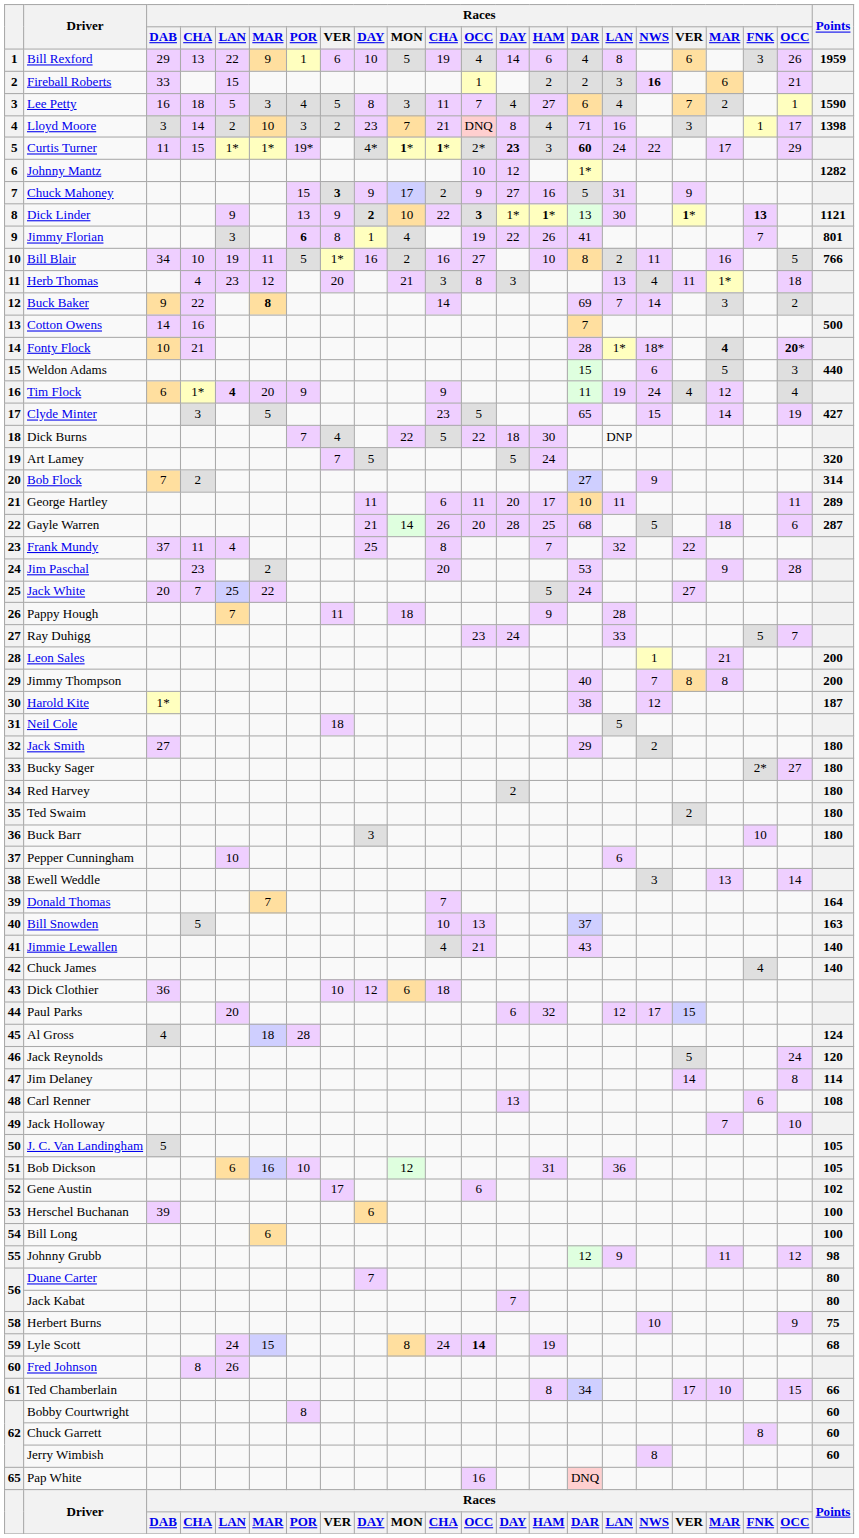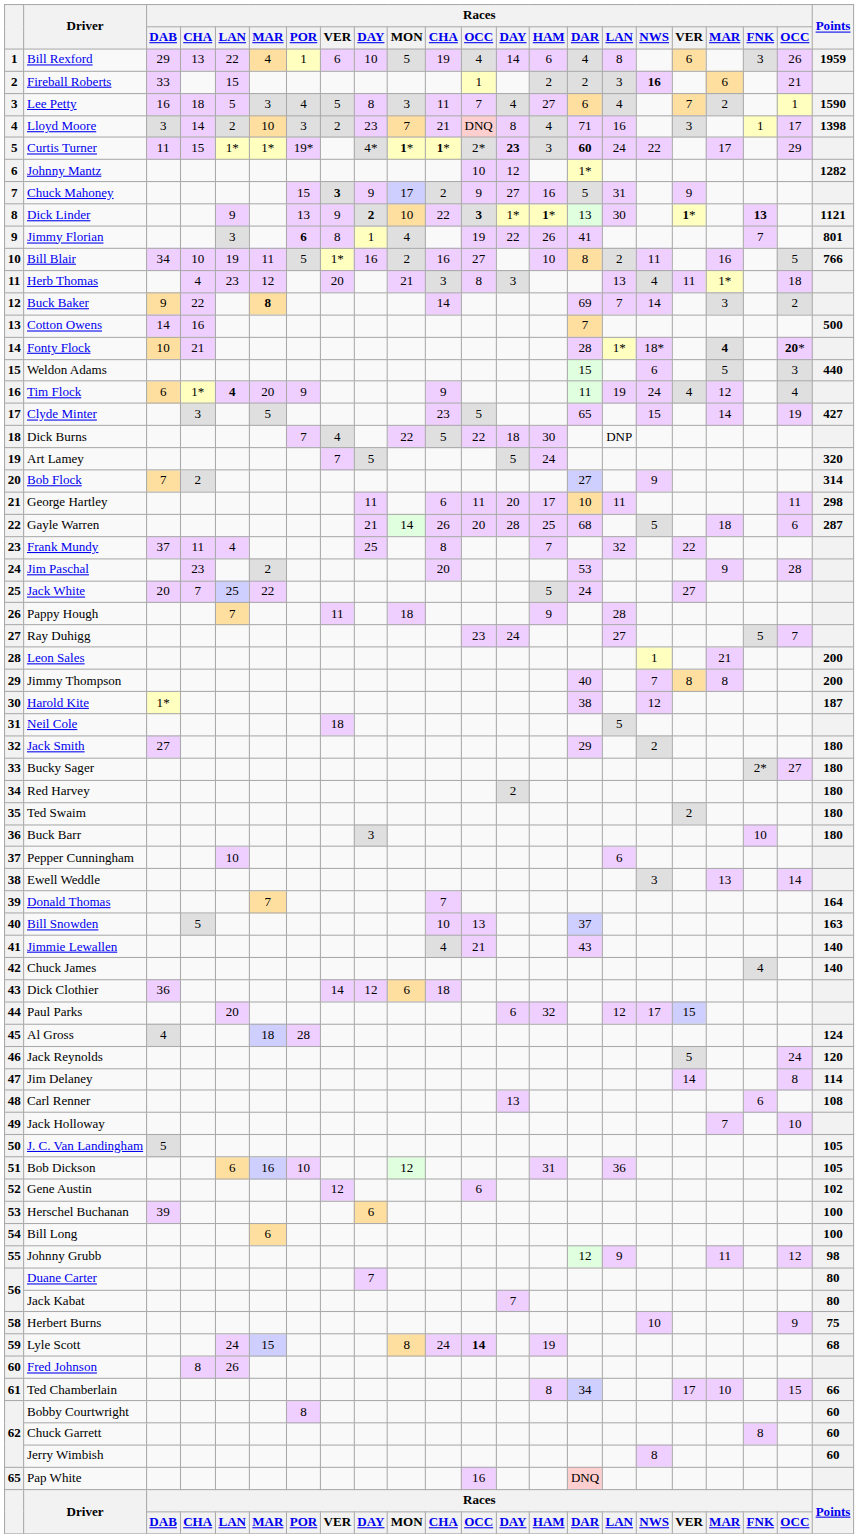(268, 60) 9 -> (268, 60) 4
(833, 503) 289 -> (833, 503) 298
(619, 636) 33 -> (619, 636) 27
(337, 990) 10 -> (337, 990) 14
(337, 1190) 17 -> (337, 1190) 12
